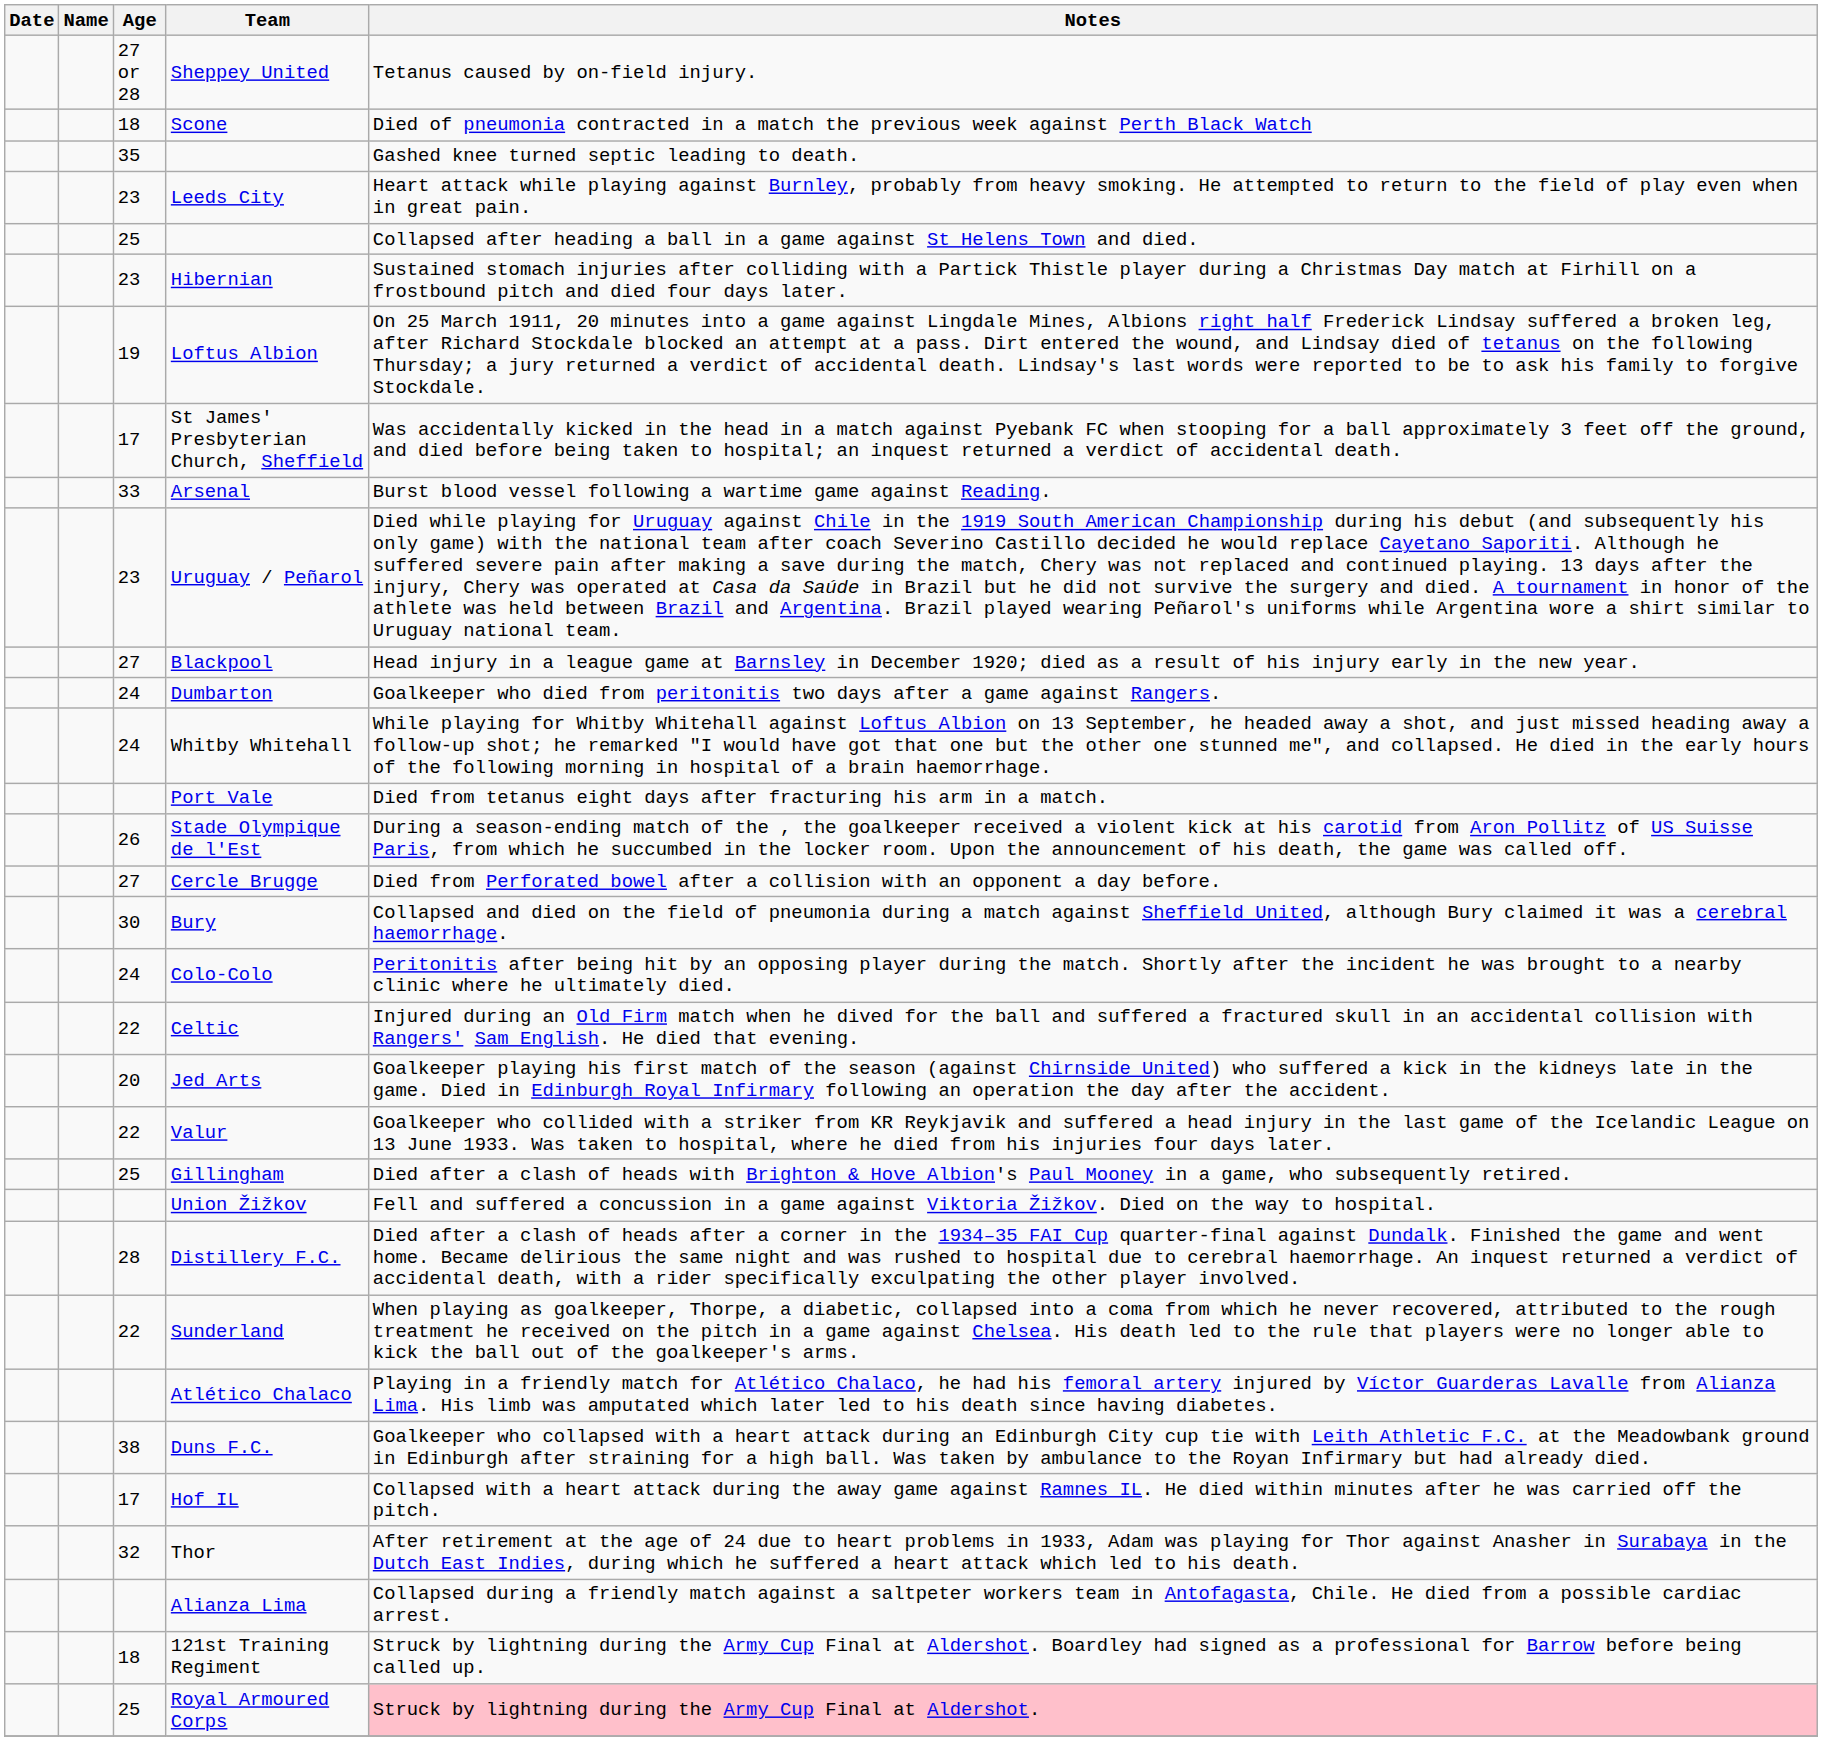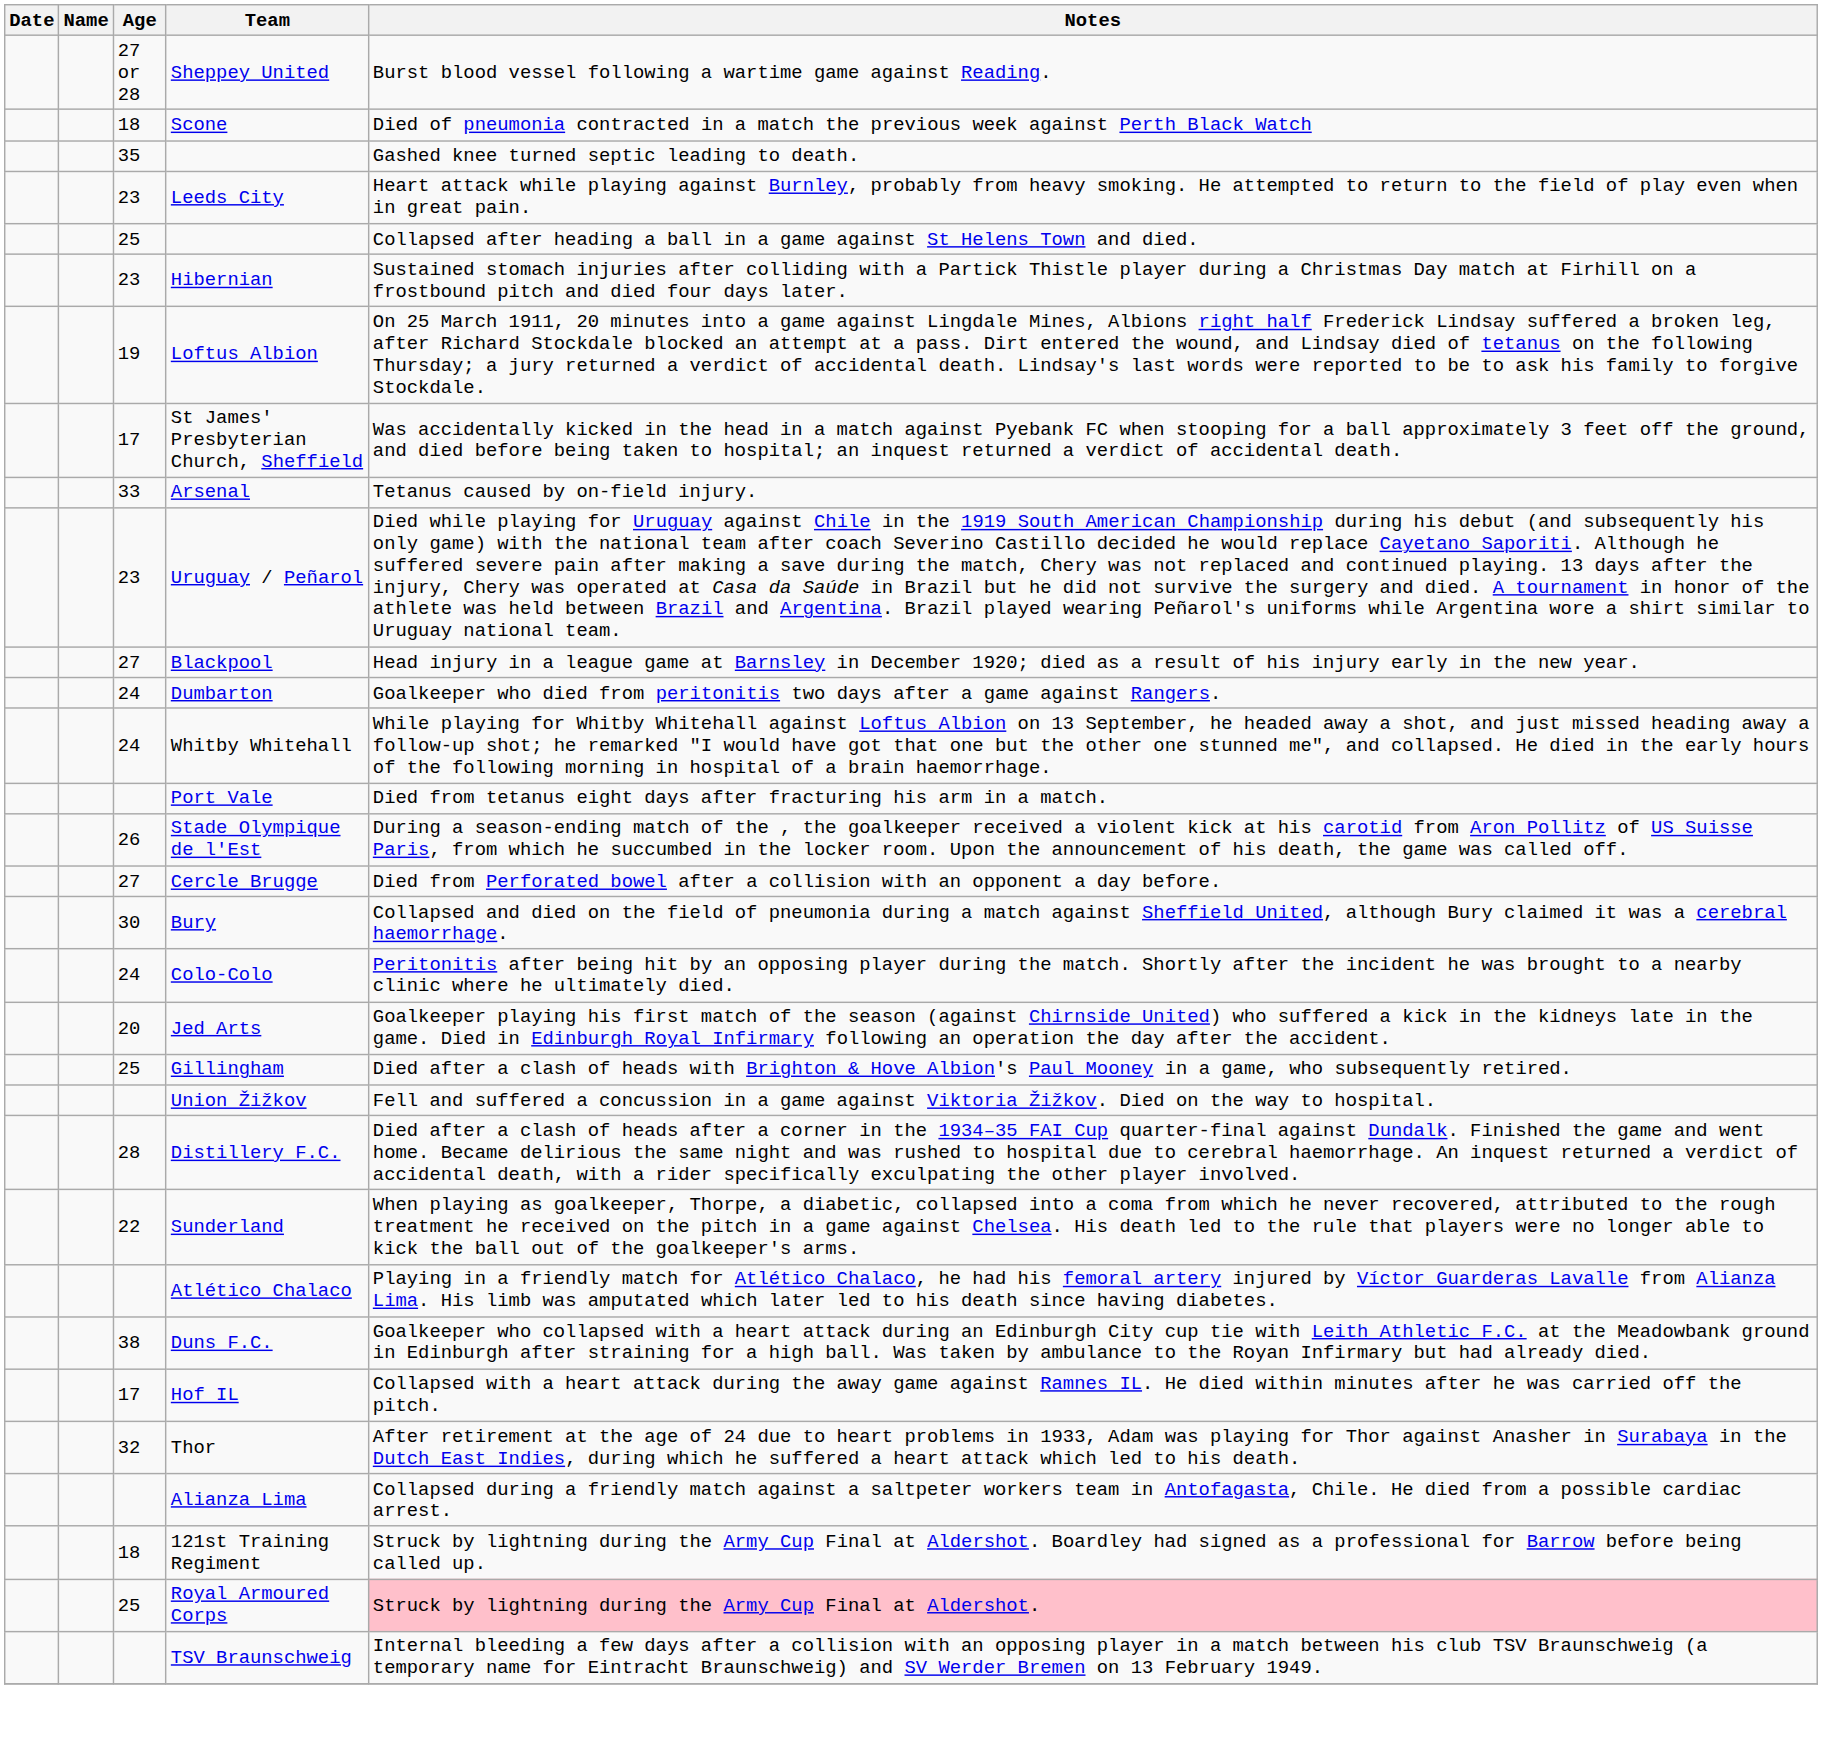(565, 73) Tetanus caused by on-field injury. -> (712, 73) Burst blood vessel following a wartime game against Reading.
(712, 492) Burst blood vessel following a wartime game against Reading. -> (565, 492) Tetanus caused by on-field injury.
- row: (129, 1028)
- row: (129, 1133)
+ row: (140, 1658)
